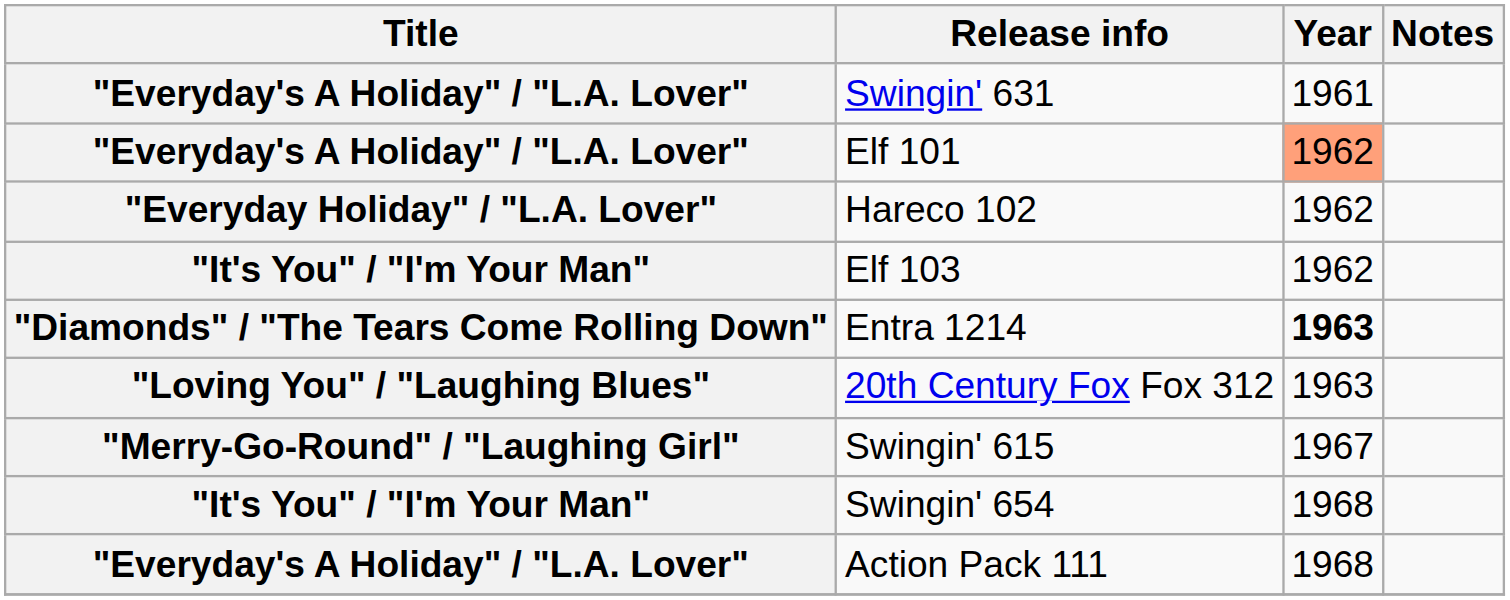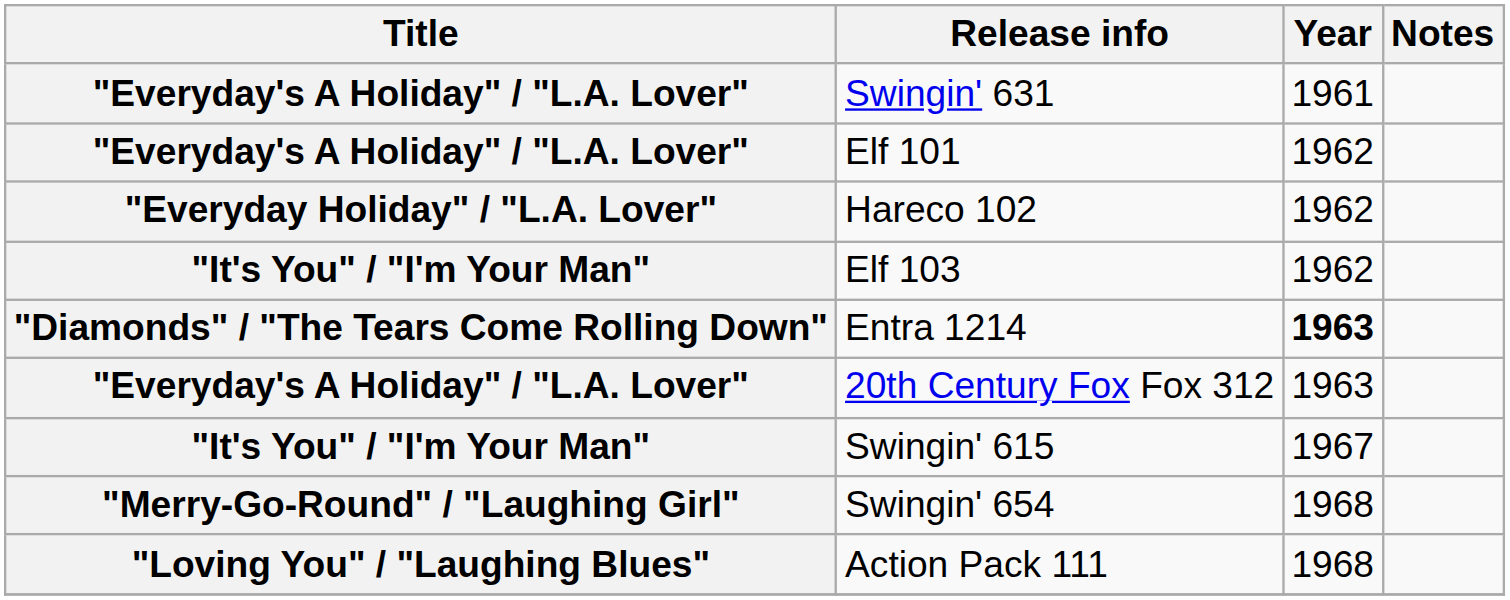(1333, 151) lightsalmon background -> (1333, 151) no background
(421, 387) "Loving You" / "Laughing Blues" -> (421, 387) "Everyday's A Holiday" / "L.A. Lover"
(421, 446) "Merry-Go-Round" / "Laughing Girl" -> (421, 446) "It's You" / "I'm Your Man"
(421, 504) "It's You" / "I'm Your Man" -> (421, 504) "Merry-Go-Round" / "Laughing Girl"
(421, 563) "Everyday's A Holiday" / "L.A. Lover" -> (421, 563) "Loving You" / "Laughing Blues"
